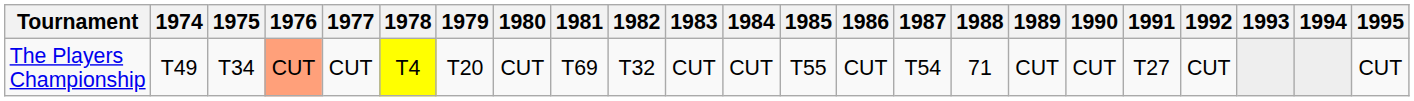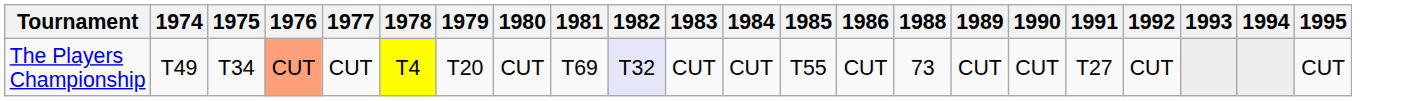- column: (923, 22)
(637, 67) no background -> (637, 67) lavender background
(980, 67) 71 -> (923, 67) 73
